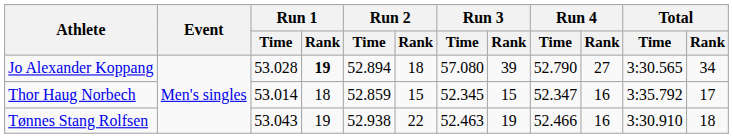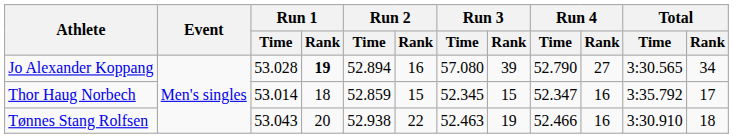(416, 68) 18 -> (416, 68) 16
(323, 121) 19 -> (323, 121) 20
